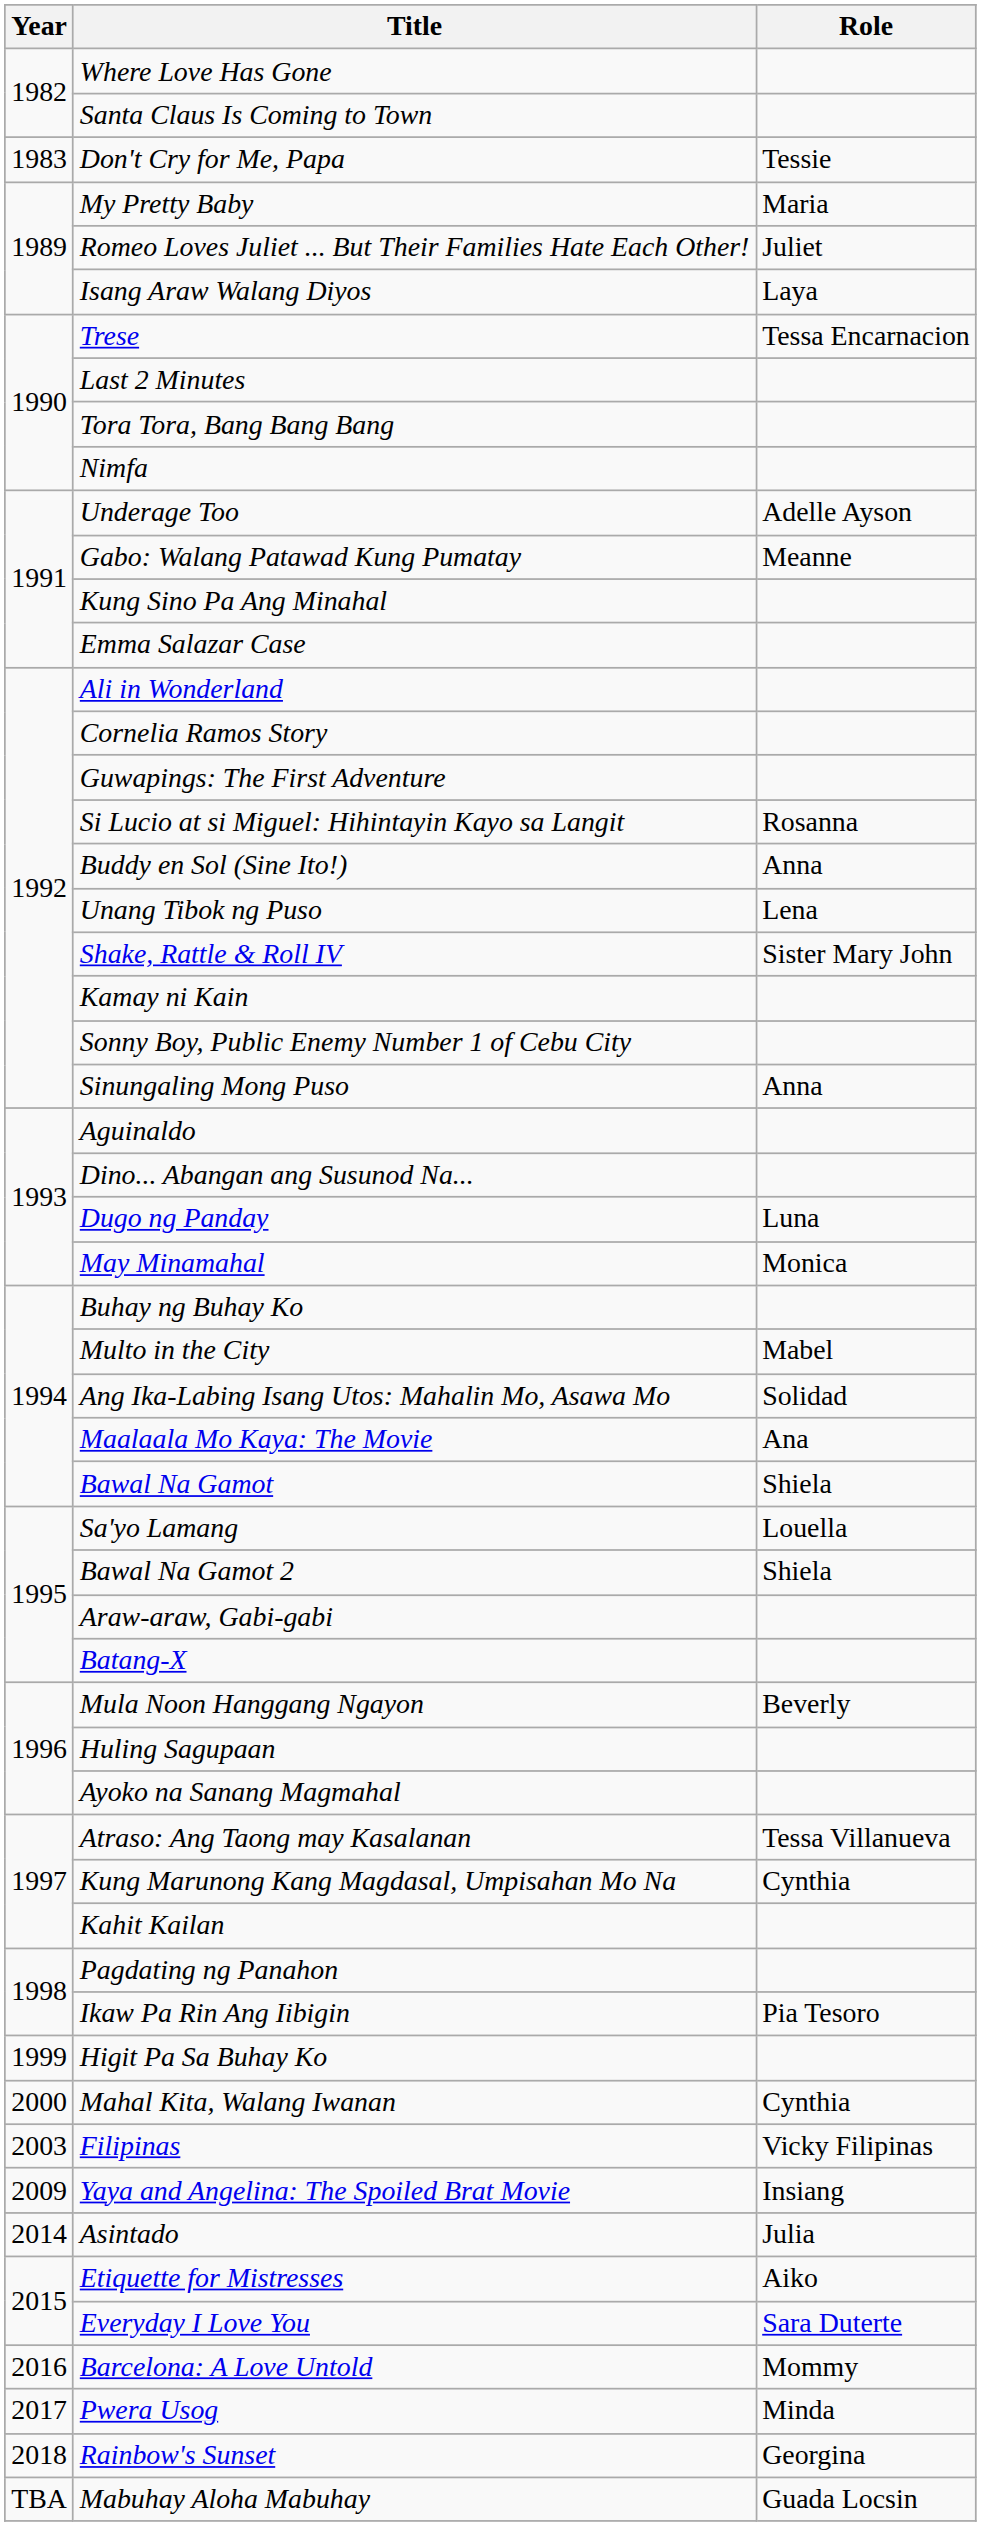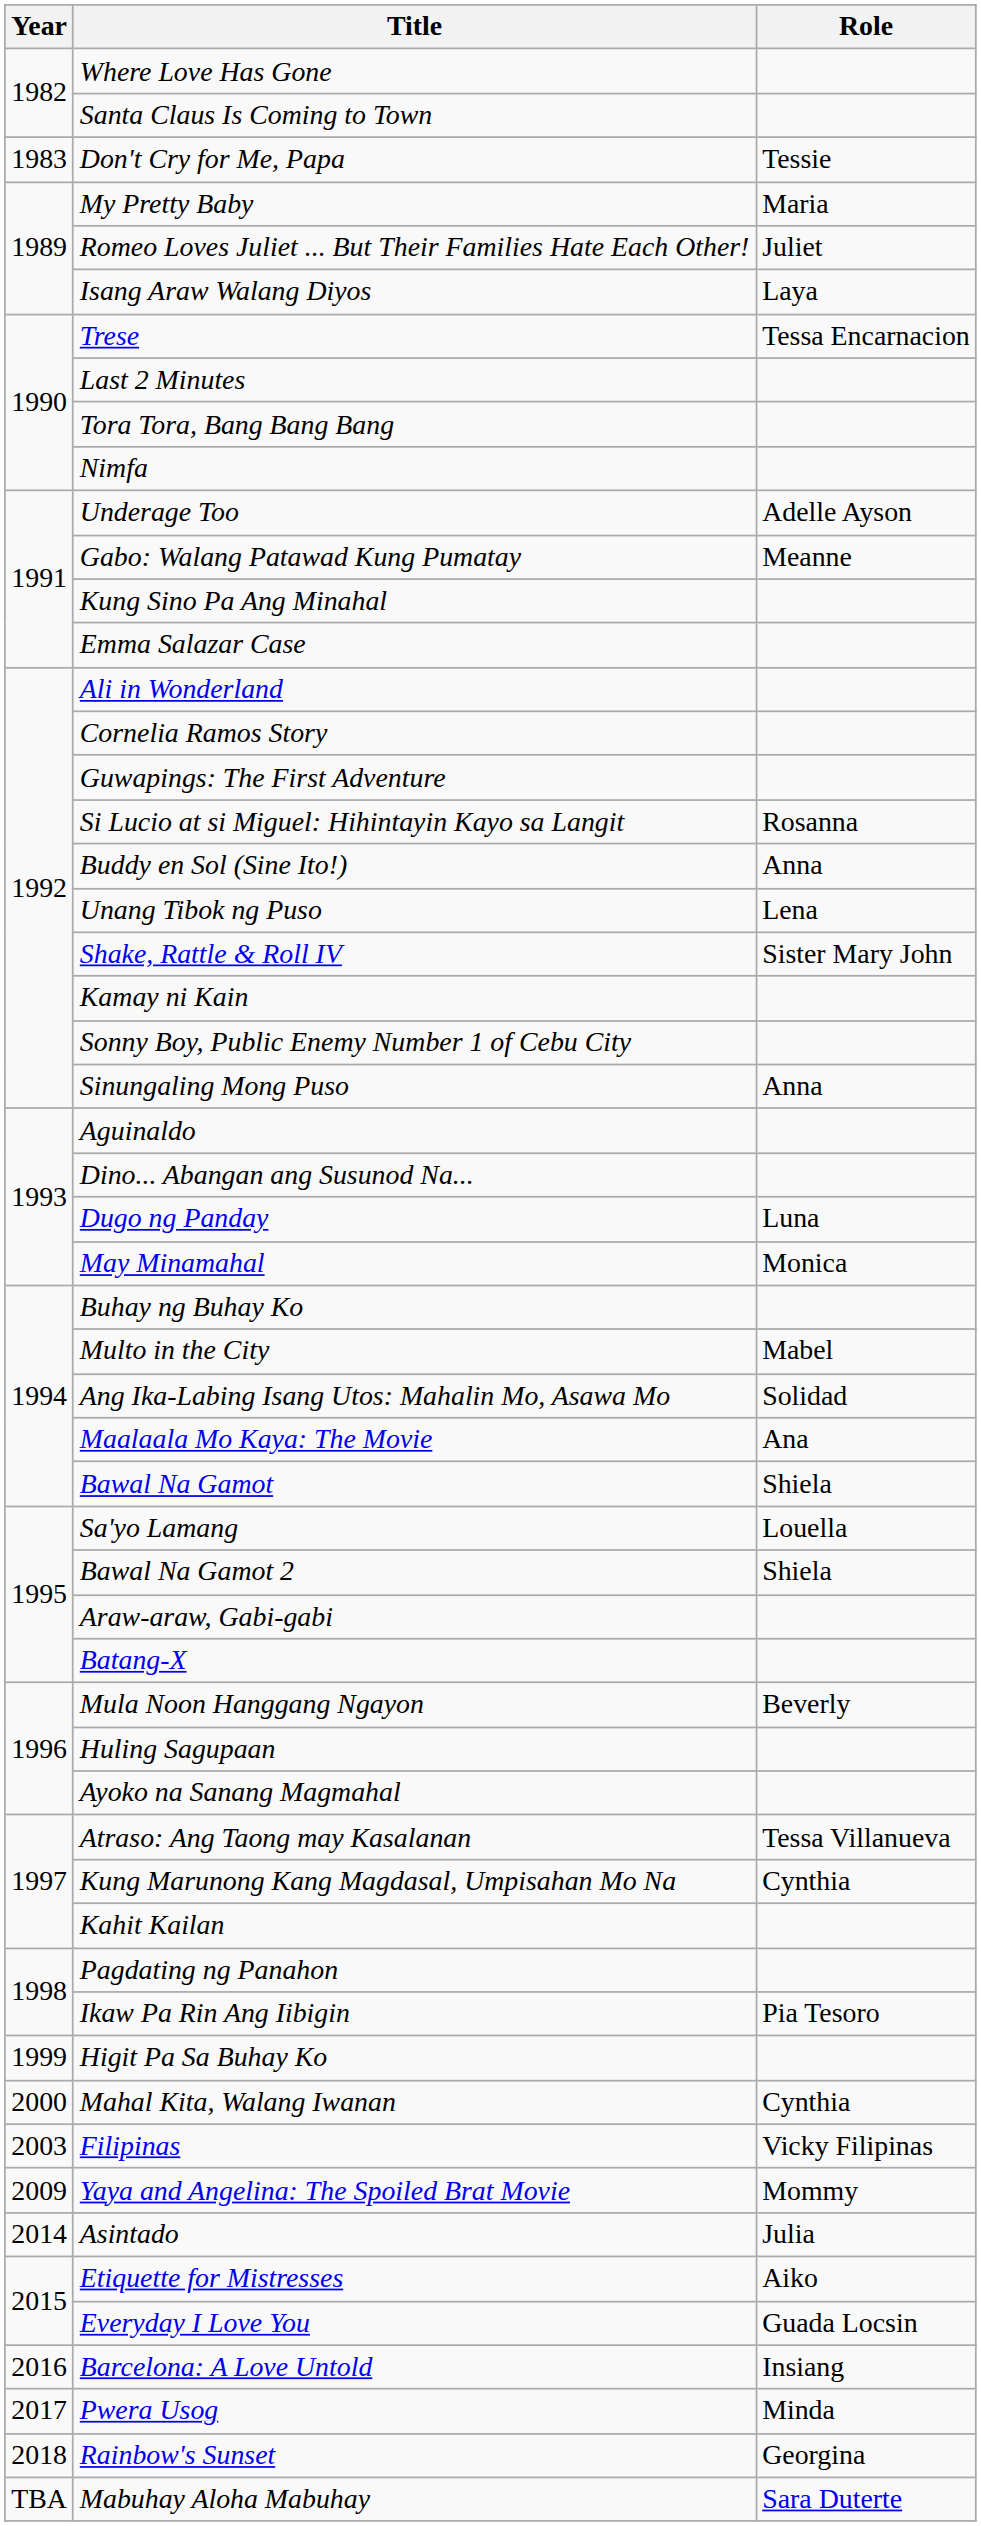(803, 2190) Insiang -> (810, 2190) Mommy
(832, 2322) Sara Duterte -> (840, 2322) Guada Locsin
(810, 2366) Mommy -> (803, 2366) Insiang
(840, 2499) Guada Locsin -> (832, 2499) Sara Duterte
